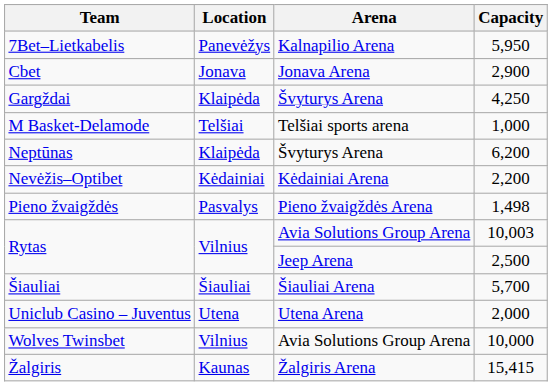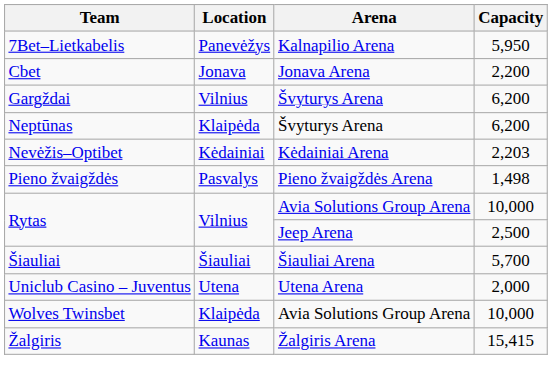(511, 71) 2,900 -> (511, 71) 2,200
(229, 98) Klaipėda -> (223, 98) Vilnius
(511, 98) 4,250 -> (511, 98) 6,200
- row: (79, 125)
(511, 179) 2,200 -> (511, 152) 2,203
(511, 233) 10,003 -> (511, 206) 10,000
(223, 340) Vilnius -> (229, 313) Klaipėda
